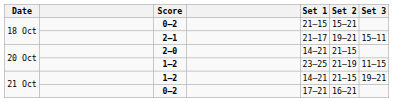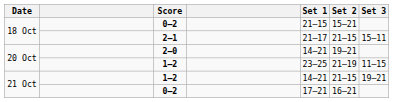(344, 38) 19–21 -> (344, 38) 21–15
(344, 51) 21–15 -> (344, 51) 19–21
